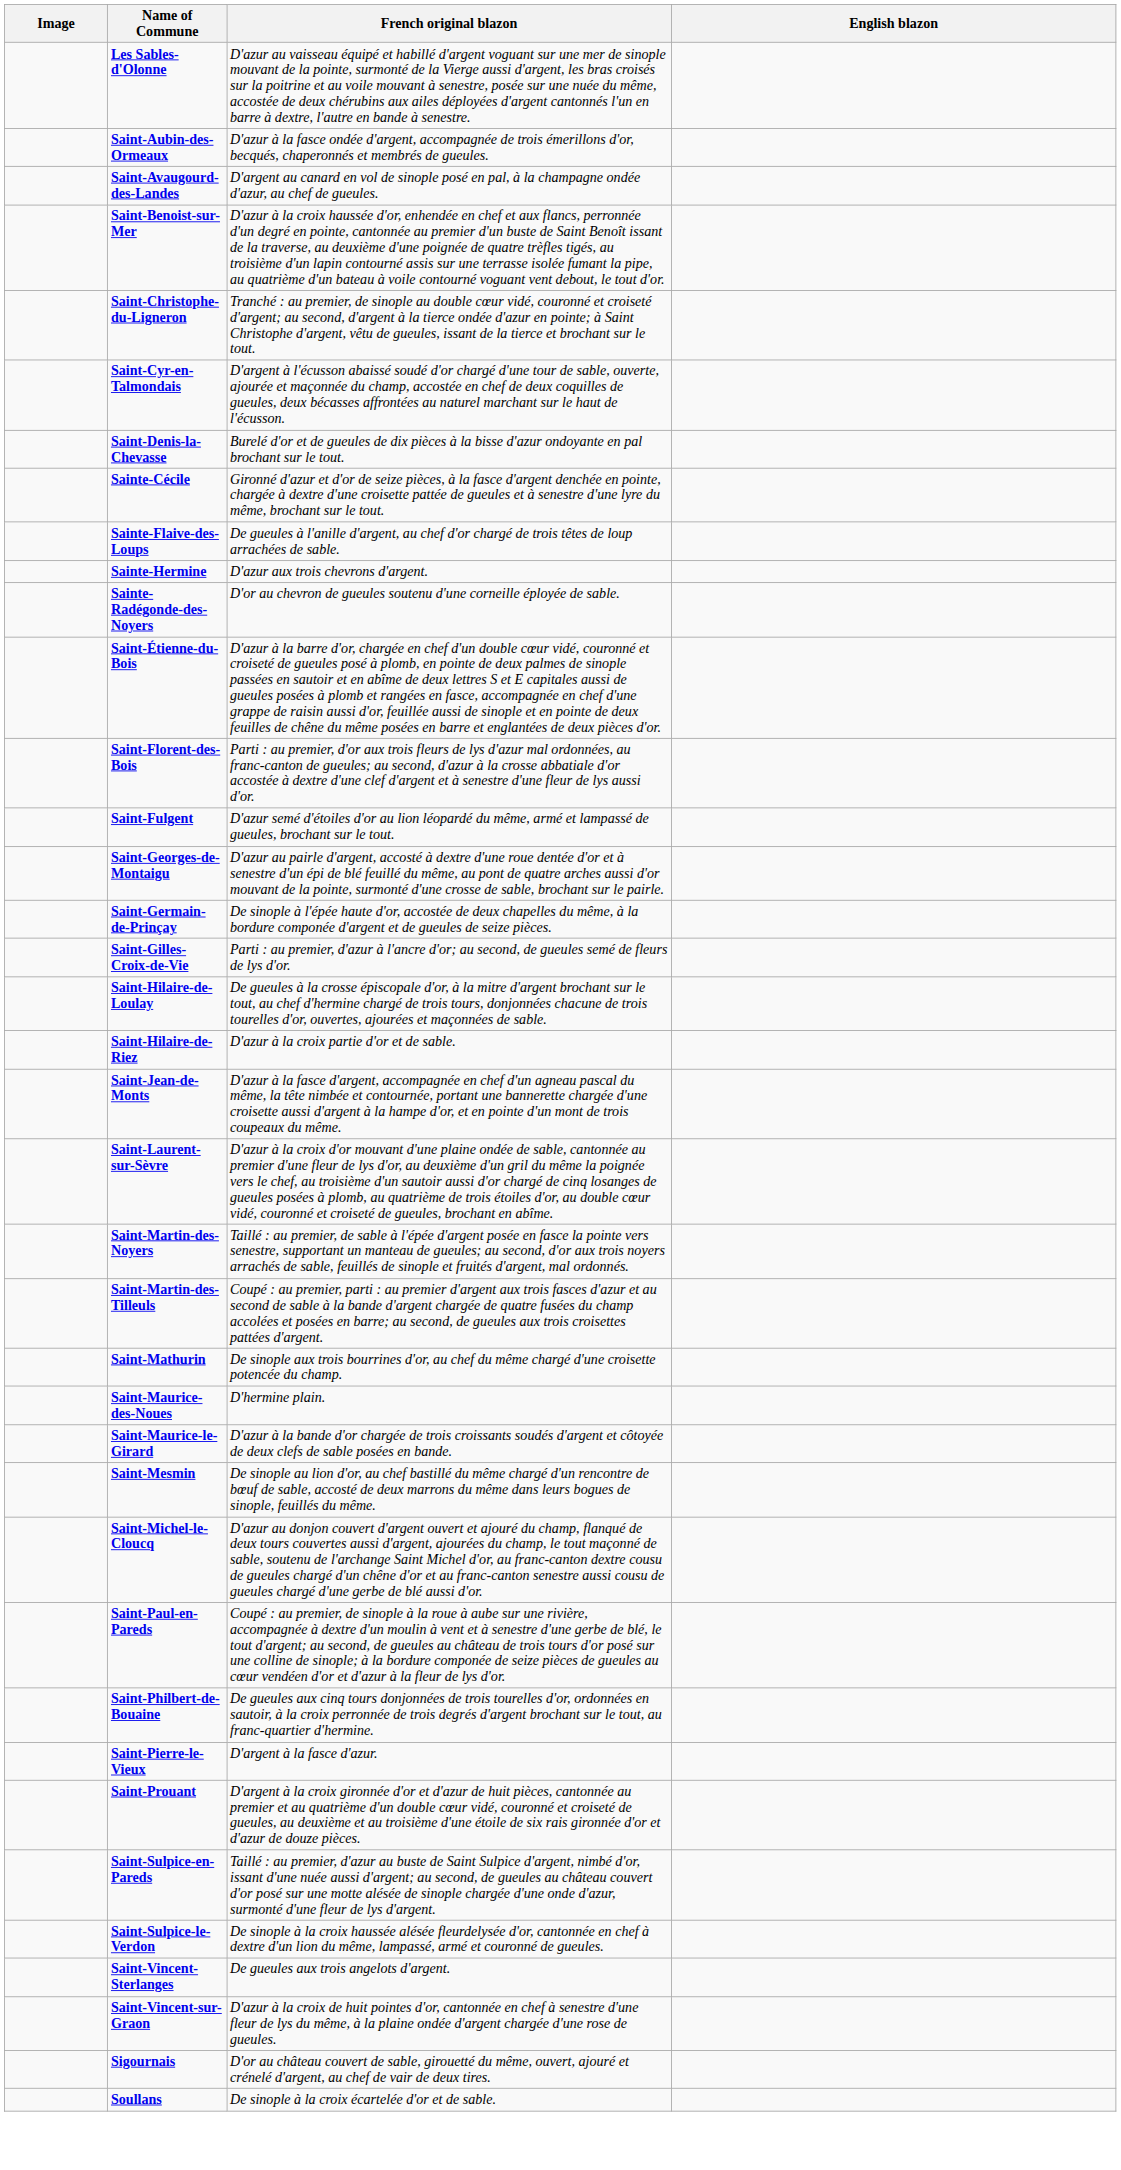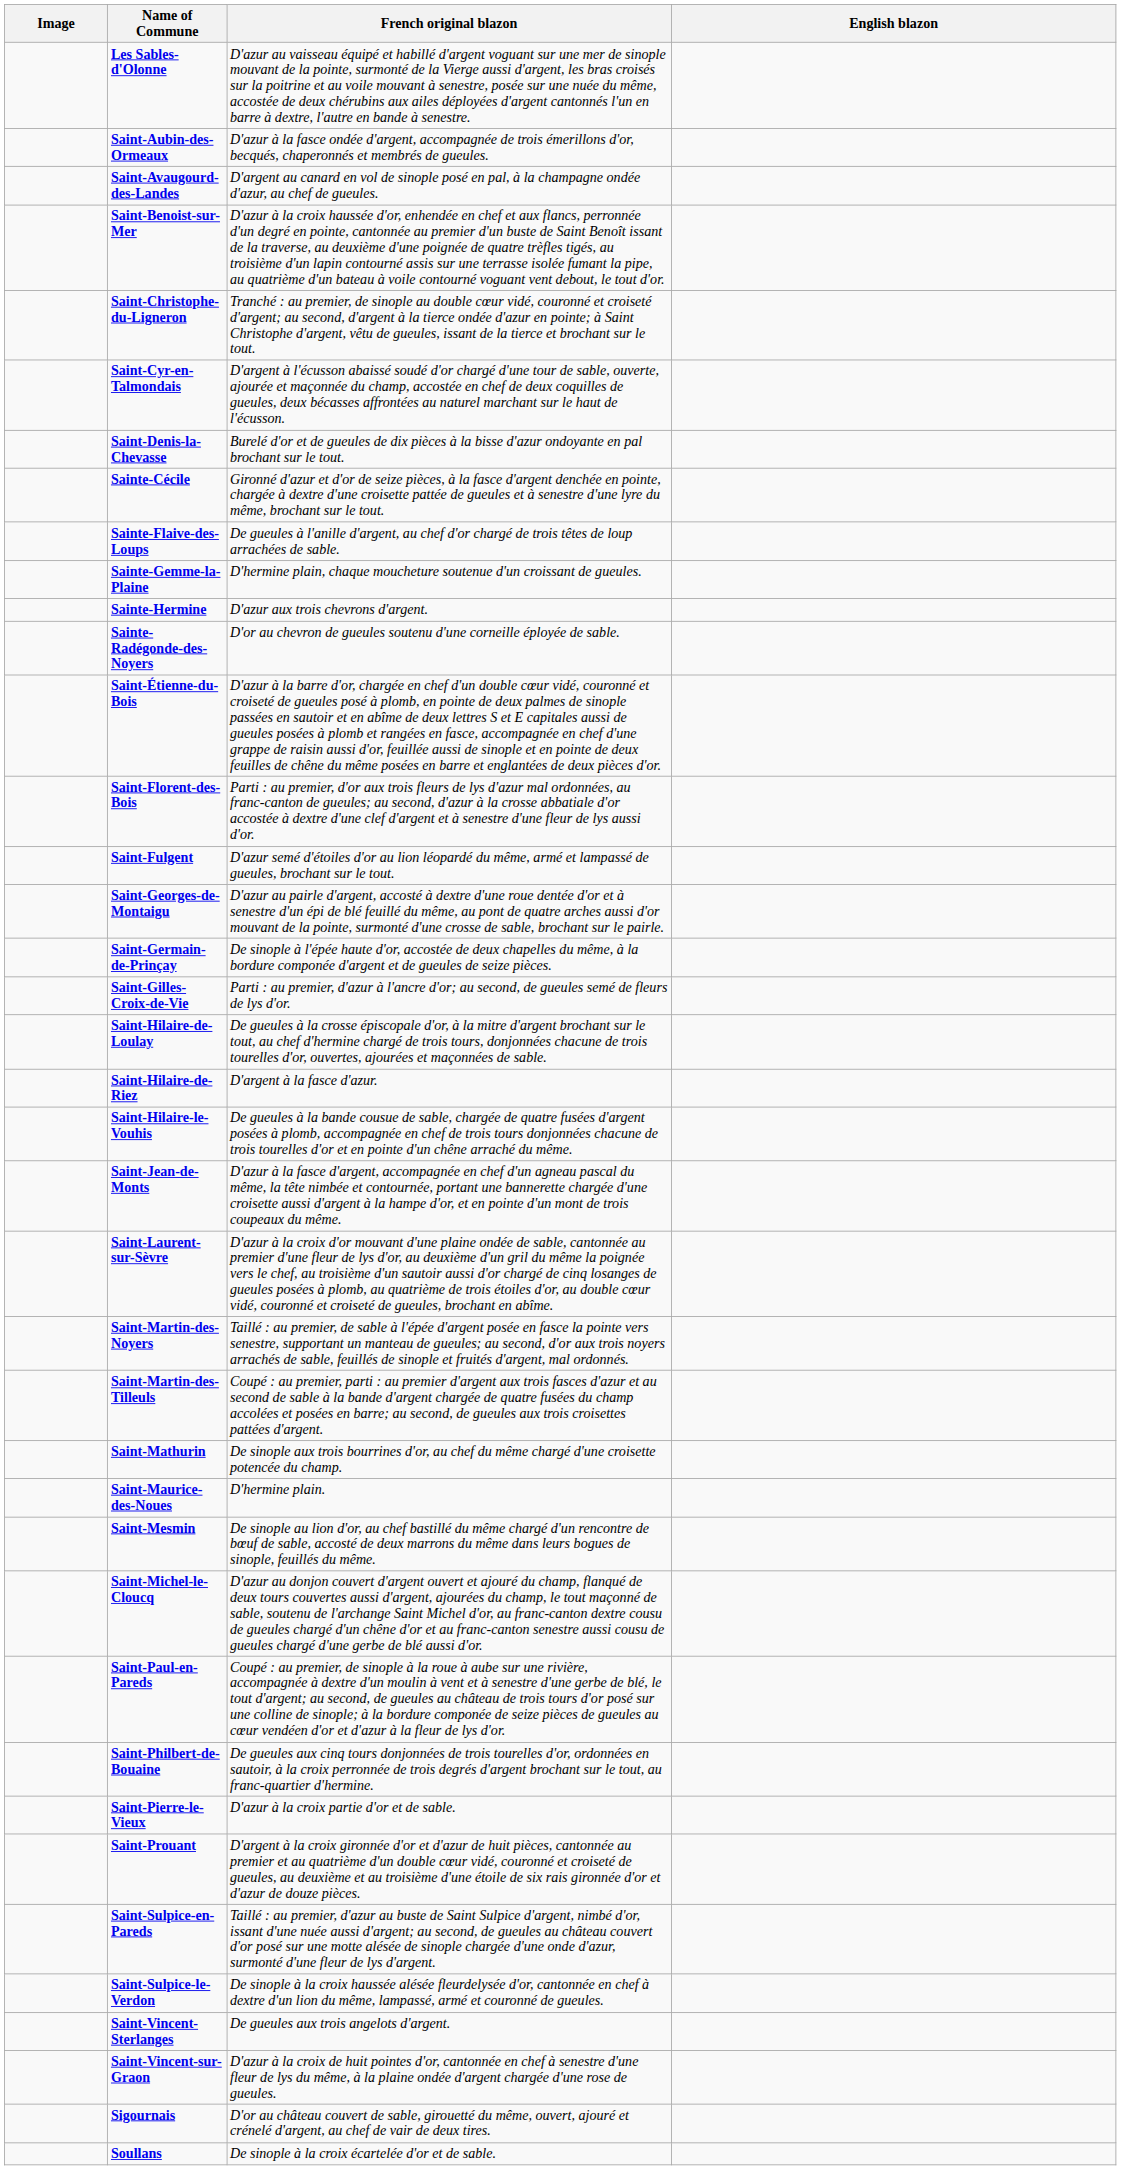+ row: (166, 579)
(343, 1041) D'azur à la croix partie d'or et de sable. -> (304, 1080) D'argent à la fasce d'azur.
+ row: (160, 1126)
- row: (164, 1443)
(304, 1753) D'argent à la fasce d'azur. -> (343, 1807) D'azur à la croix partie d'or et de sable.
